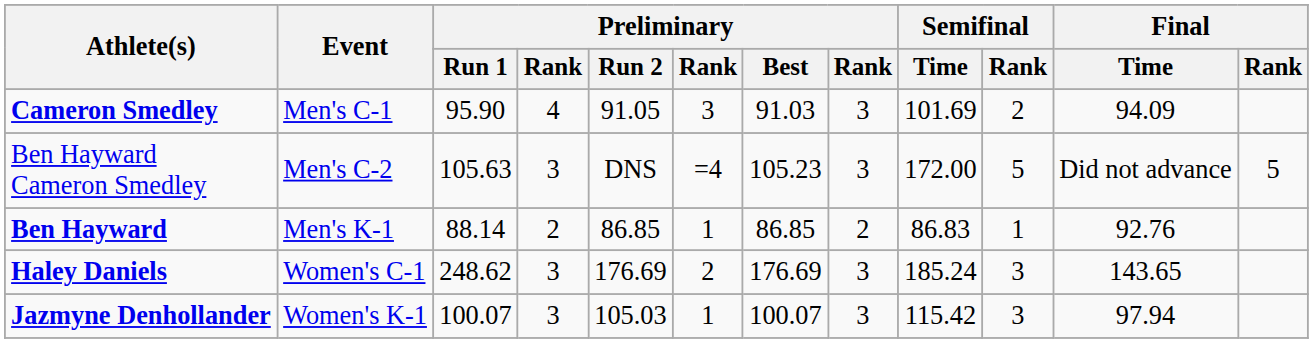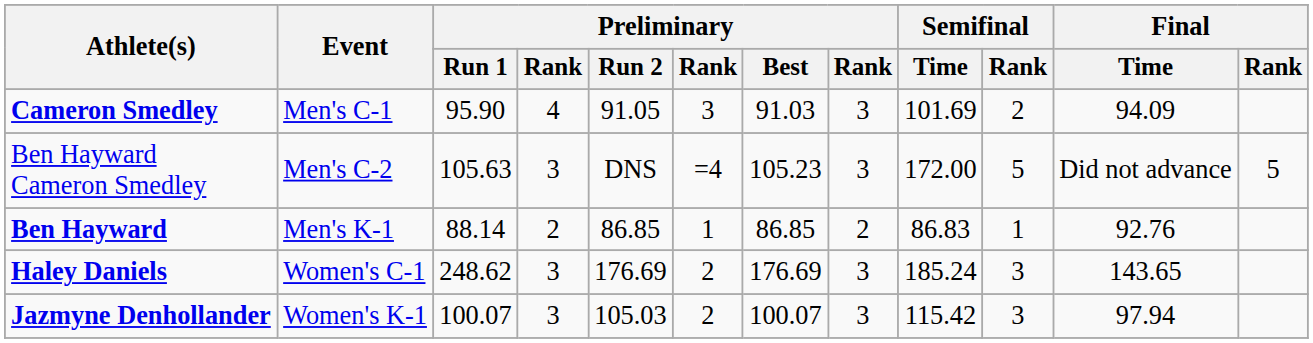(708, 316) 1 -> (708, 316) 2
